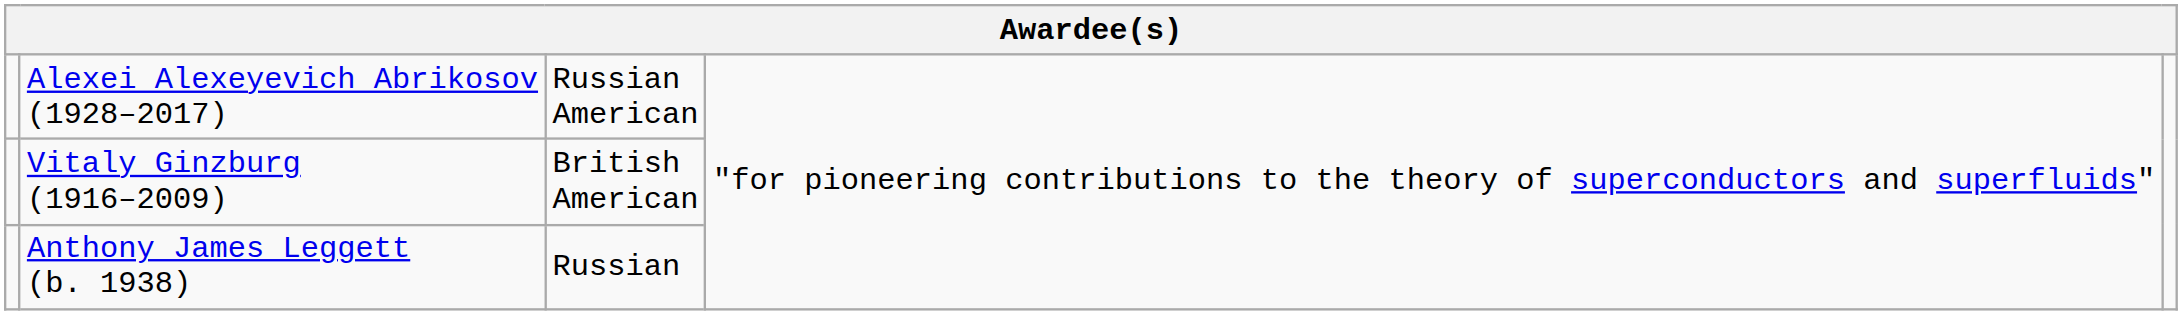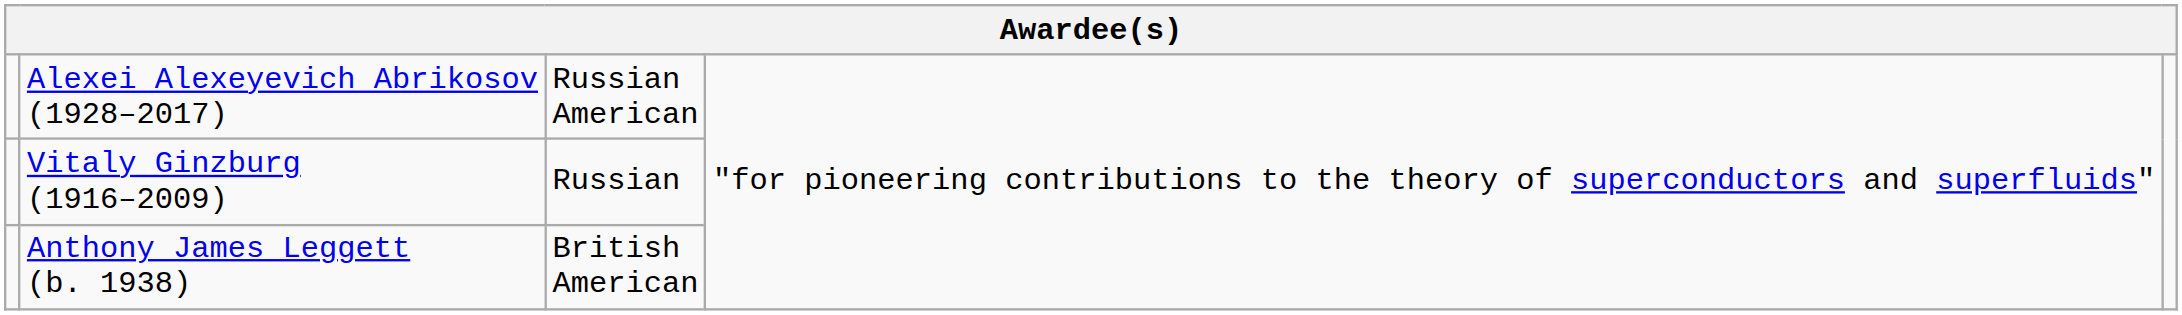(626, 182) British American -> (616, 182) Russian
(616, 266) Russian -> (626, 266) British American
